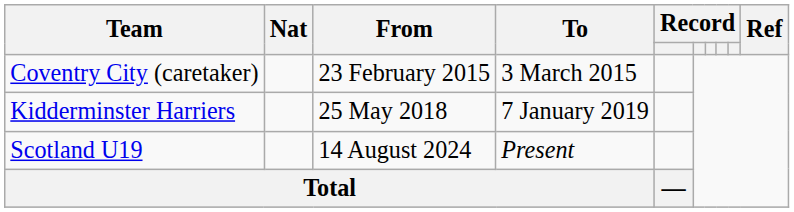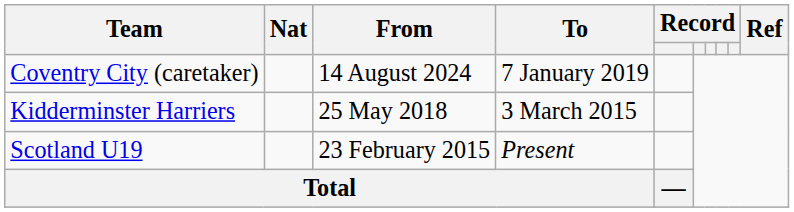(404, 73) 23 February 2015 -> (395, 73) 14 August 2024
(569, 73) 3 March 2015 -> (575, 73) 7 January 2019
(575, 111) 7 January 2019 -> (569, 111) 3 March 2015
(395, 149) 14 August 2024 -> (404, 149) 23 February 2015
